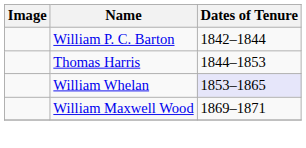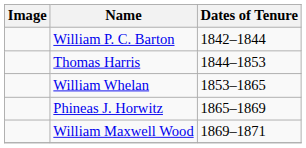(233, 85) lavender background -> (233, 85) no background
+ row: (108, 108)
